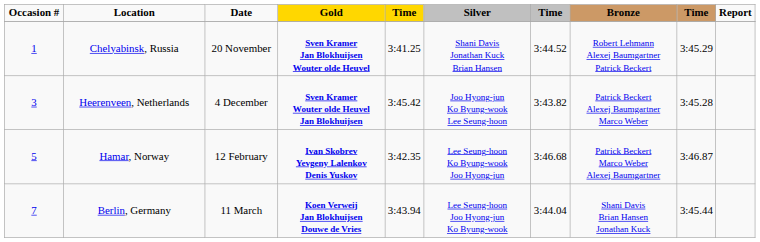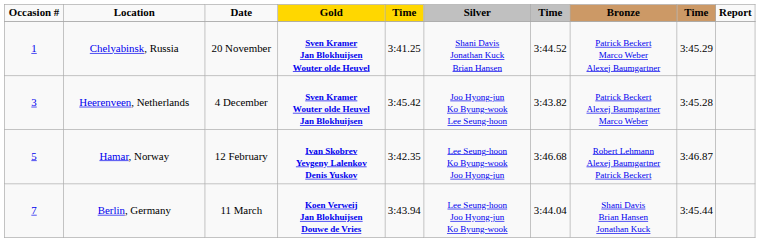(623, 55) Robert Lehmann Alexej Baumgartner Patrick Beckert -> (623, 55) Patrick Beckert Marco Weber Alexej Baumgartner
(623, 163) Patrick Beckert Marco Weber Alexej Baumgartner -> (623, 163) Robert Lehmann Alexej Baumgartner Patrick Beckert
